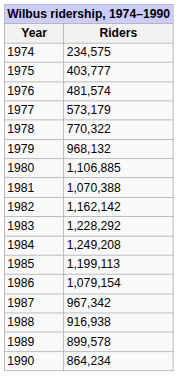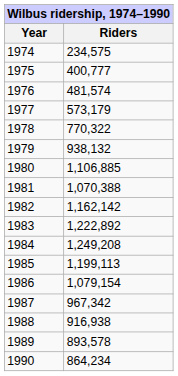(89, 71) 403,777 -> (89, 71) 400,777
(89, 149) 968,132 -> (89, 149) 938,132
(94, 226) 1,228,292 -> (94, 226) 1,222,892
(89, 341) 899,578 -> (89, 341) 893,578
